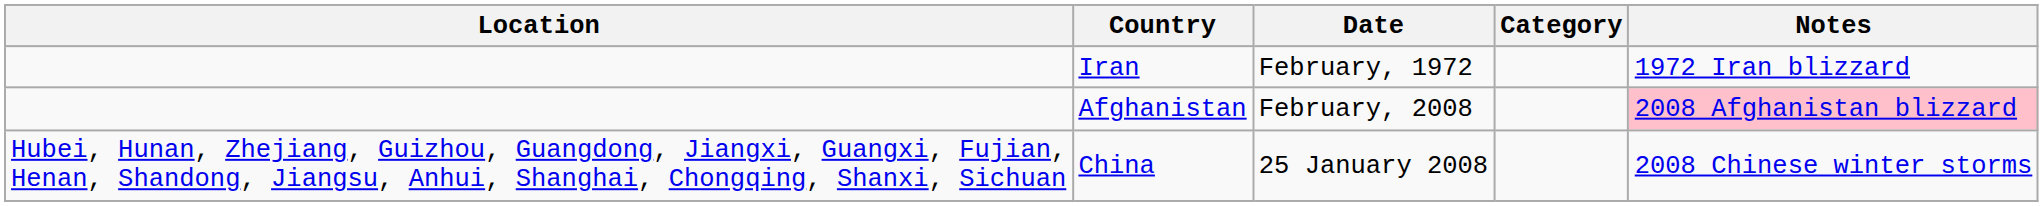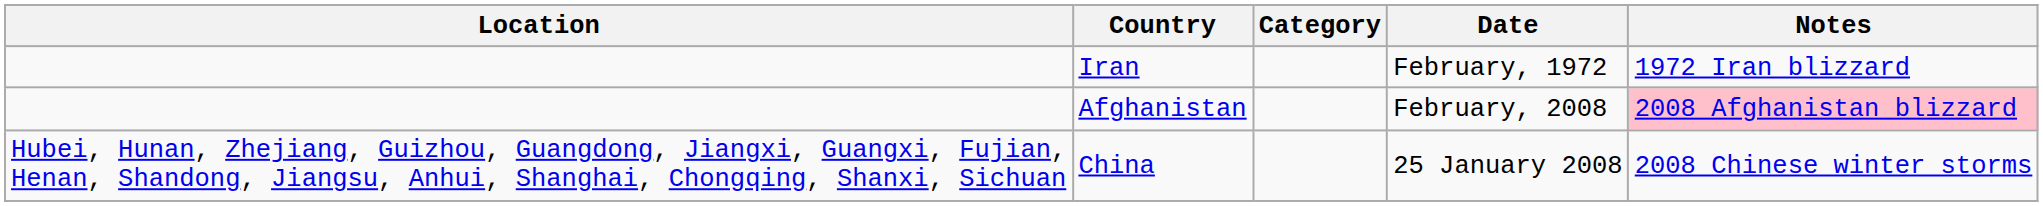columns swapped: (1373, 26) <-> (1561, 26)
